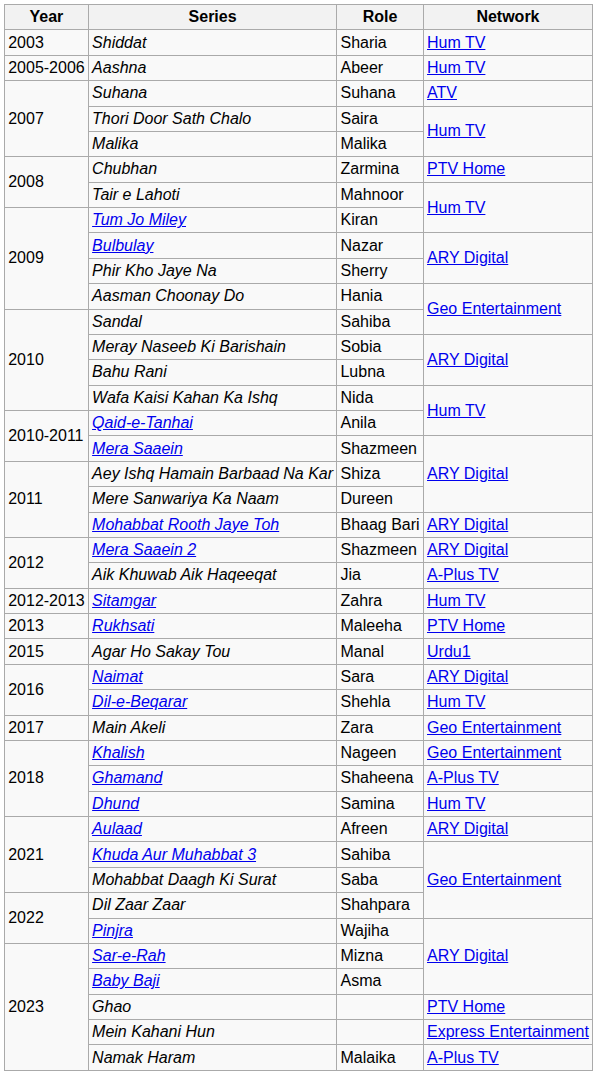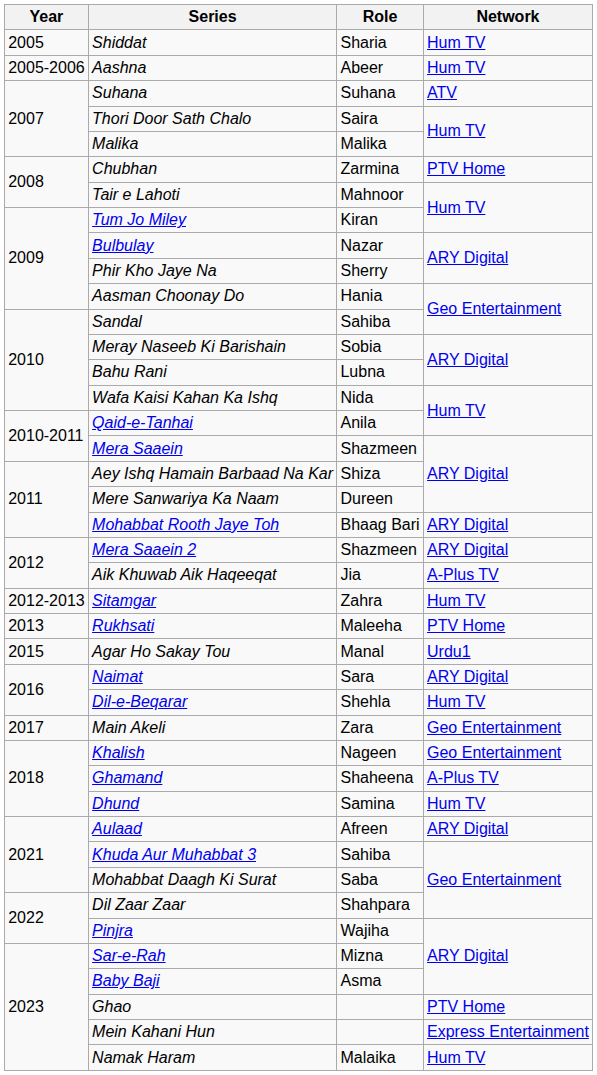(26, 42) 2003 -> (26, 42) 2005
(463, 1057) A-Plus TV -> (456, 1057) Hum TV
